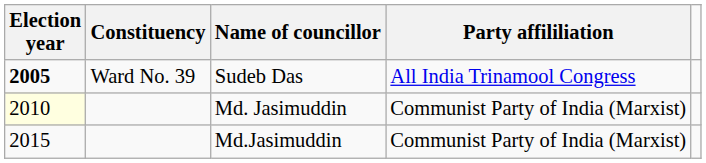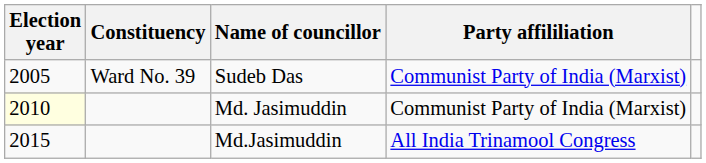(30, 76) bold -> (30, 76) normal
(513, 76) All India Trinamool Congress -> (538, 76) Communist Party of India (Marxist)
(538, 141) Communist Party of India (Marxist) -> (513, 141) All India Trinamool Congress
